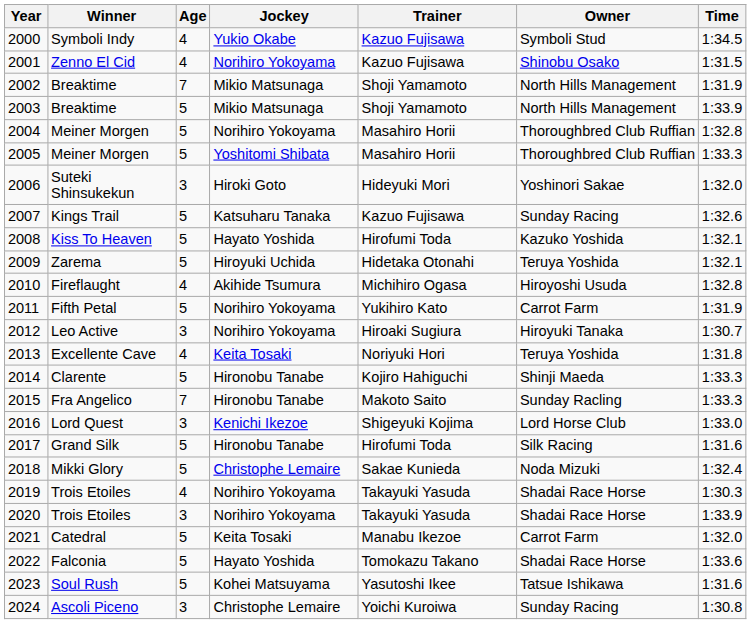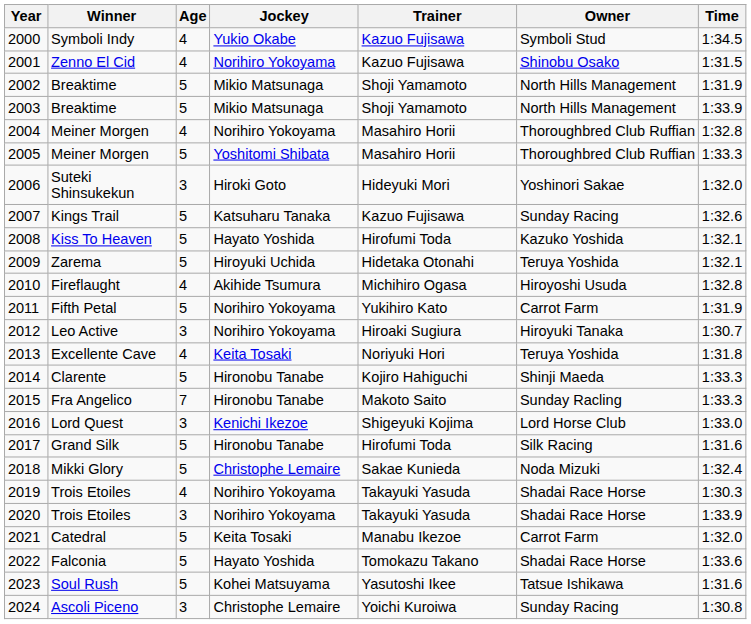(183, 85) 7 -> (183, 85) 5
(183, 131) 5 -> (183, 131) 4
